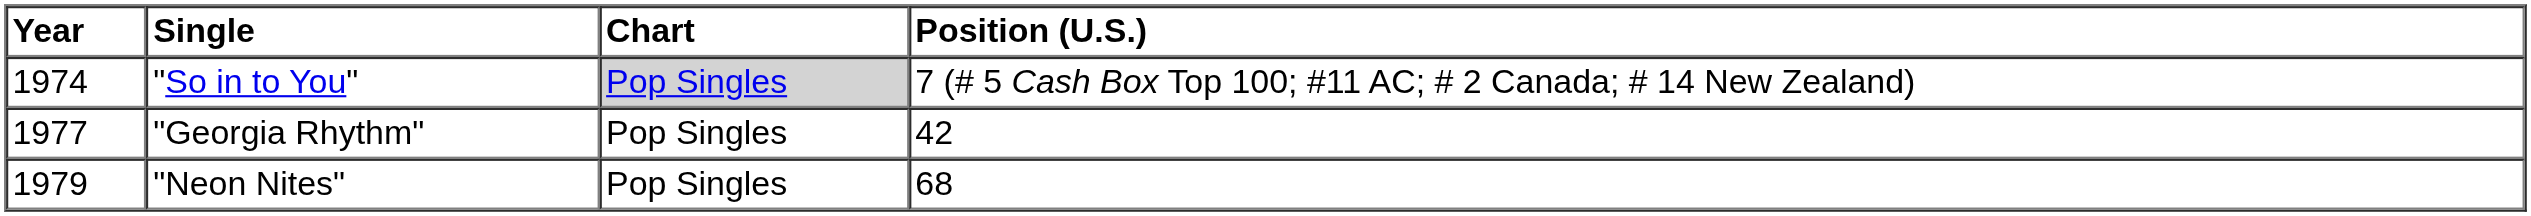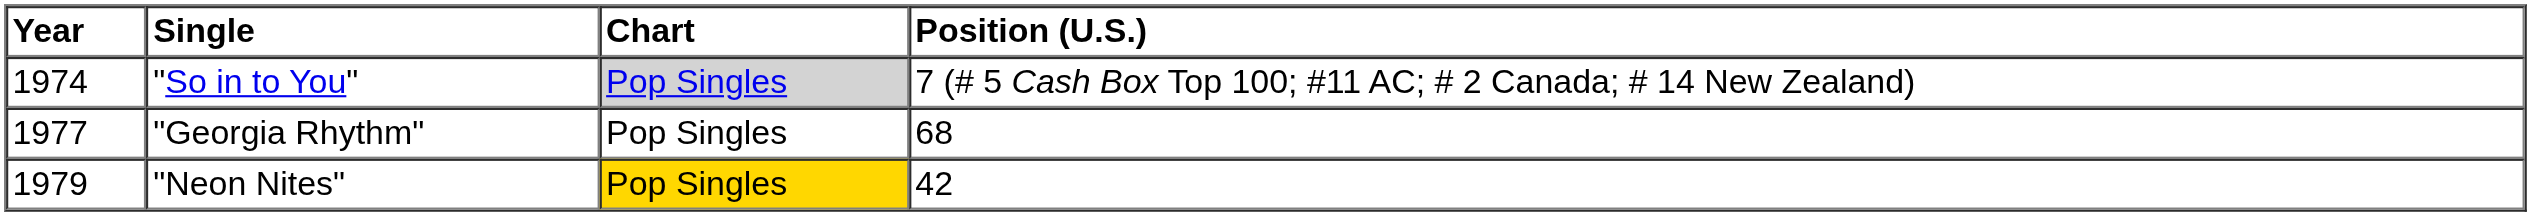(934, 132) 42 -> (934, 132) 68
(697, 183) no background -> (697, 183) gold background
(934, 183) 68 -> (934, 183) 42
